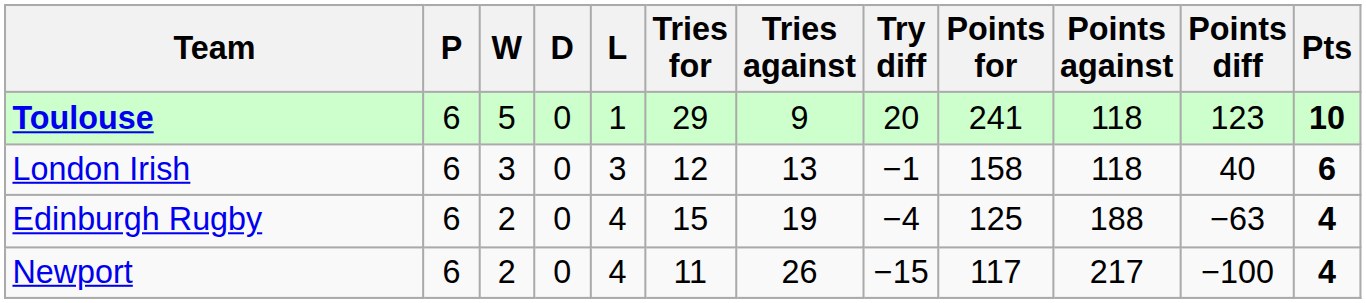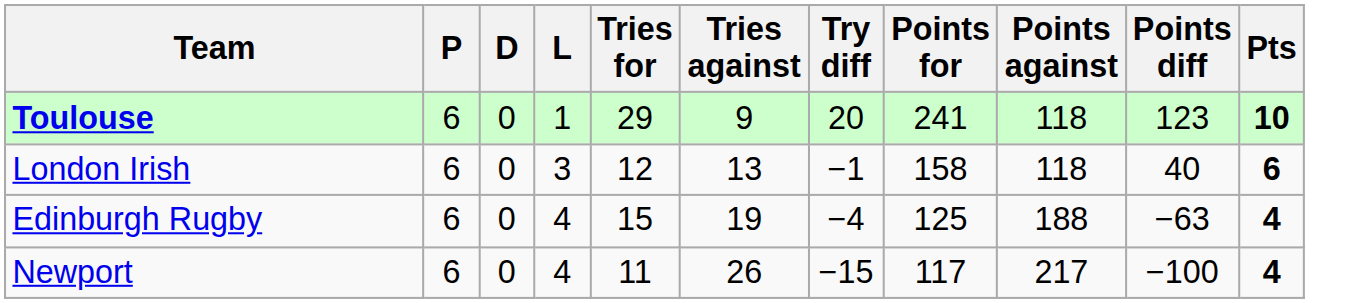- column: (507, 48)
